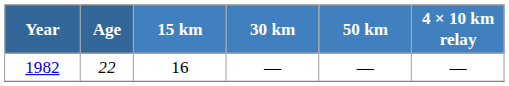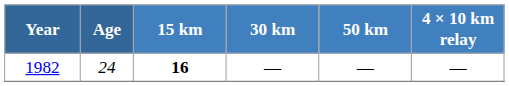(107, 67) 22 -> (107, 67) 24
(180, 67) normal -> (180, 67) bold
